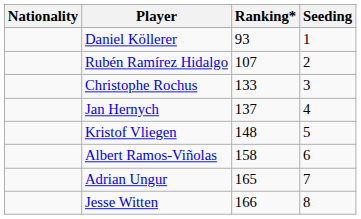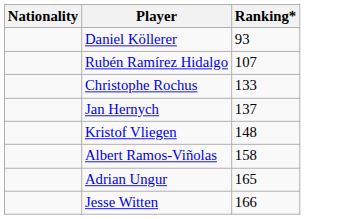- column: (328, 16)
